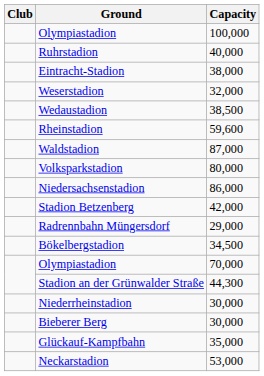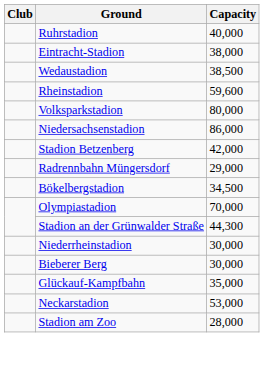- row: (77, 33)
- row: (71, 91)
- row: (69, 149)
+ row: (77, 322)
